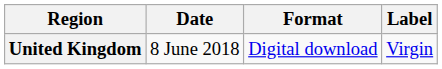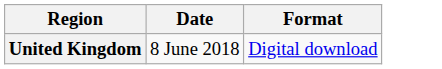- column: (410, 19)
